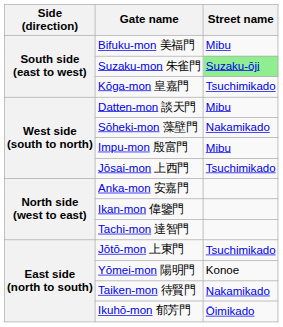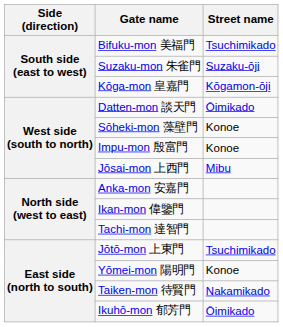(218, 45) Mibu -> (241, 45) Tsuchimikado
(233, 66) lightgreen background -> (233, 66) no background
(241, 86) Tsuchimikado -> (238, 86) Kōgamon-ōji
(218, 107) Mibu -> (230, 107) Ōimikado
(238, 127) Nakamikado -> (222, 127) Konoe
(218, 148) Mibu -> (222, 148) Konoe
(241, 168) Tsuchimikado -> (218, 168) Mibu
